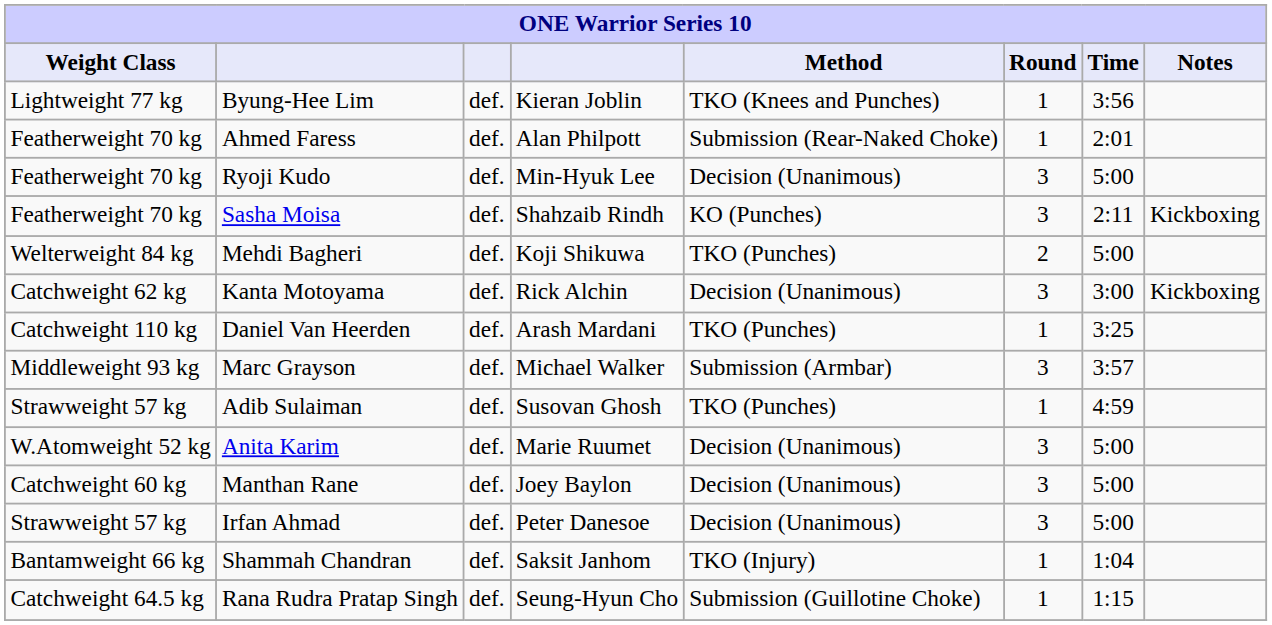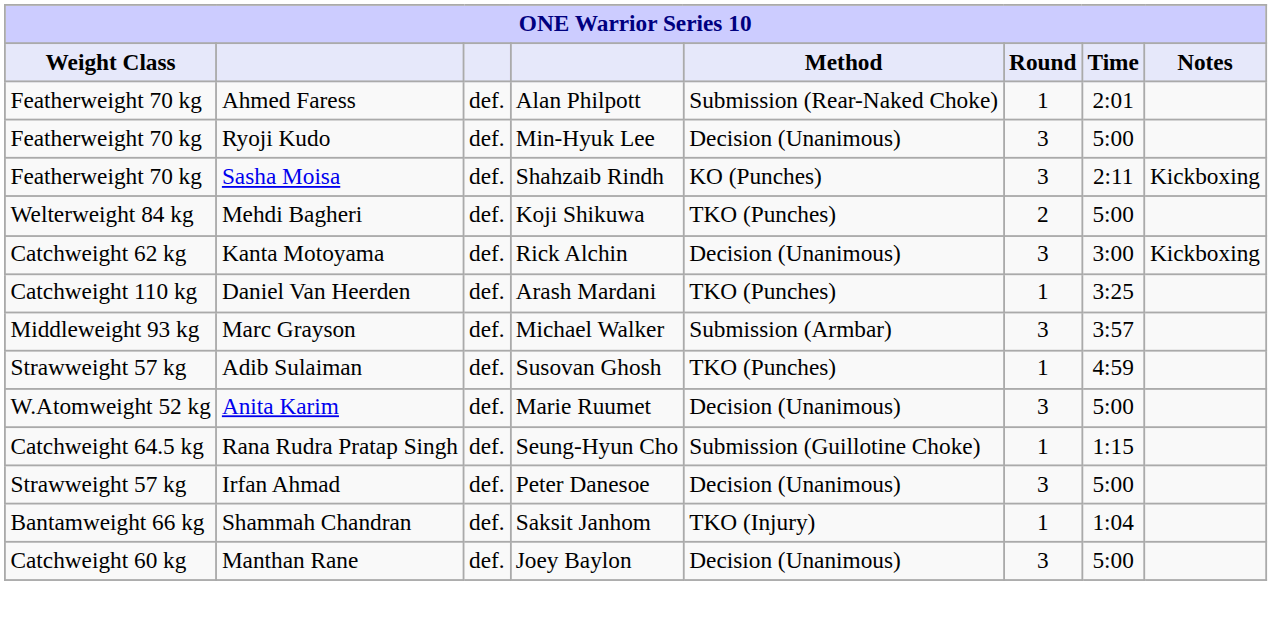- row: (298, 100)
rows swapped: (290, 484) <-> (340, 599)
